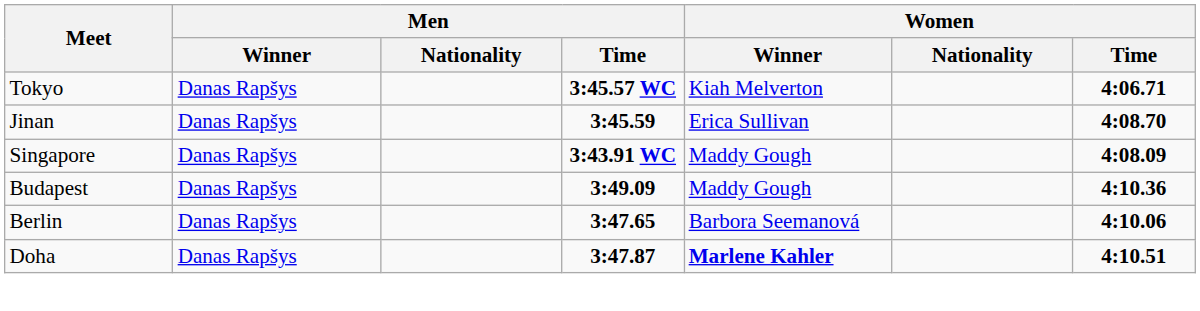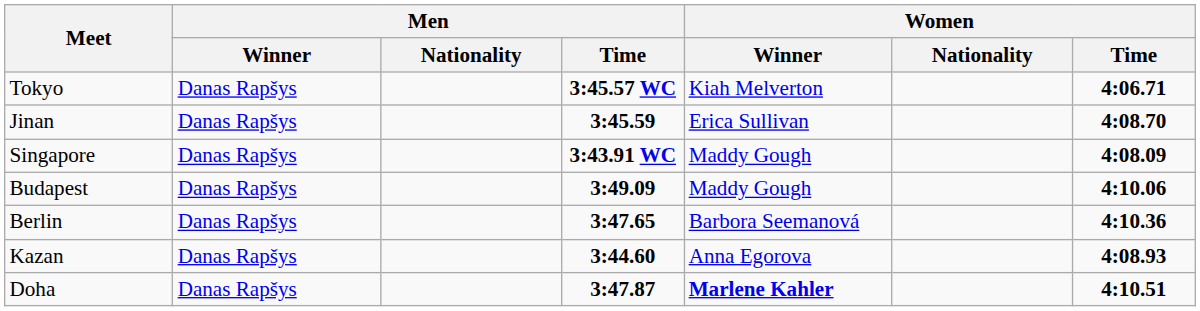(1134, 188) 4:10.36 -> (1134, 188) 4:10.06
(1134, 222) 4:10.06 -> (1134, 222) 4:10.36
+ row: (36, 255)
